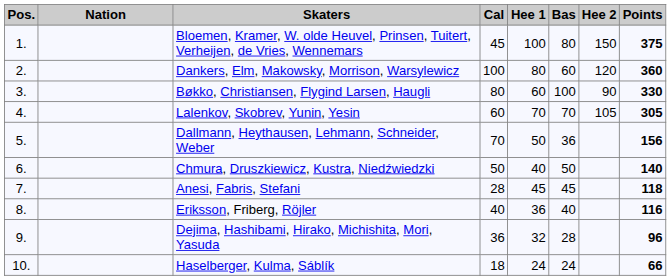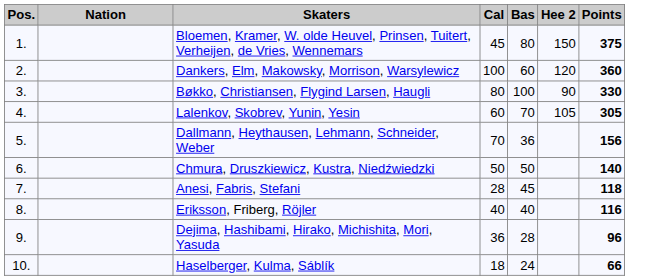- column: (528, 15)
